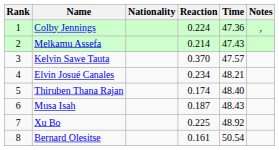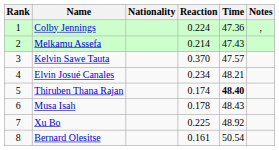(233, 91) normal -> (233, 91) bold
(199, 106) 0.187 -> (199, 106) 0.178
